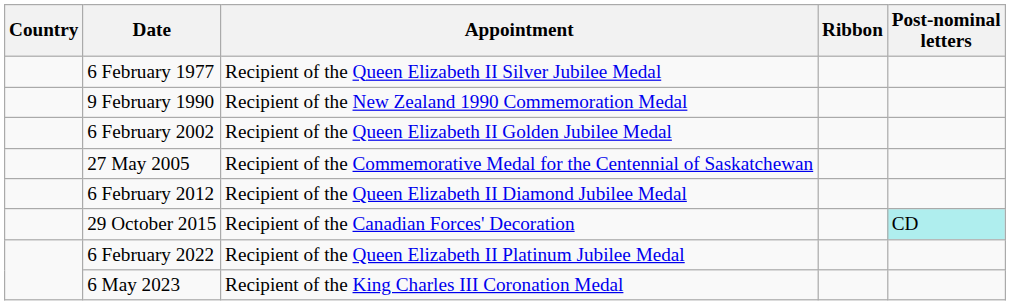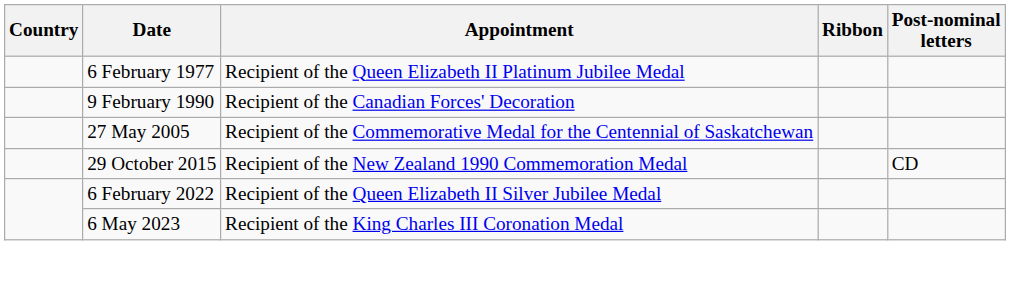(443, 71) Recipient of the Queen Elizabeth II Silver Jubilee Medal -> (455, 71) Recipient of the Queen Elizabeth II Platinum Jubilee Medal
(456, 102) Recipient of the New Zealand 1990 Commemoration Medal -> (400, 102) Recipient of the Canadian Forces' Decoration
- row: (151, 132)
- row: (151, 193)
(400, 224) Recipient of the Canadian Forces' Decoration -> (456, 163) Recipient of the New Zealand 1990 Commemoration Medal
(905, 224) paleturquoise background -> (905, 163) no background
(455, 254) Recipient of the Queen Elizabeth II Platinum Jubilee Medal -> (443, 193) Recipient of the Queen Elizabeth II Silver Jubilee Medal
